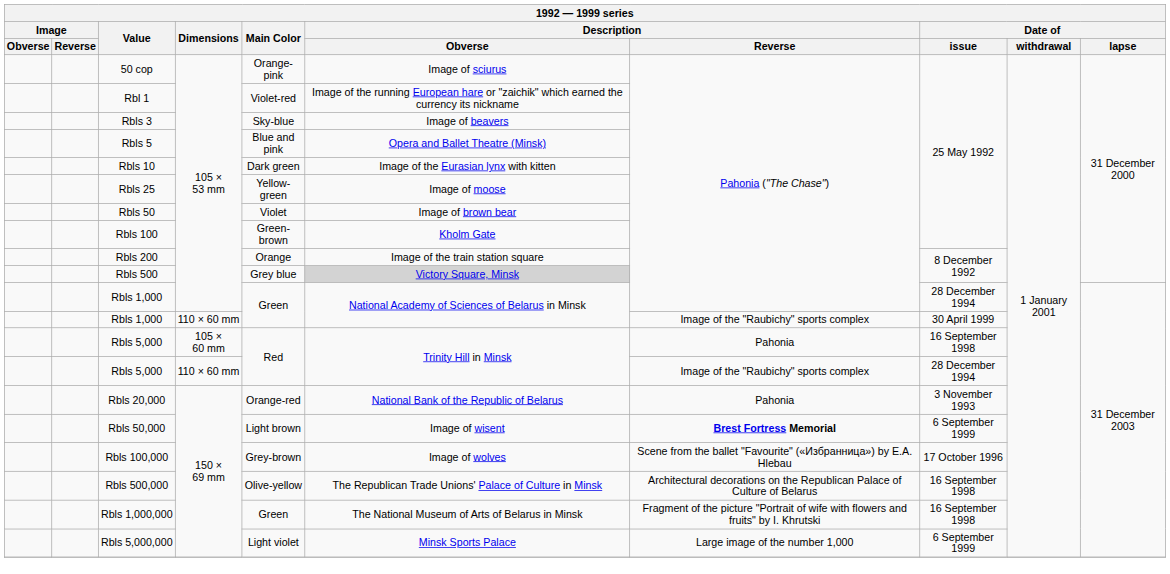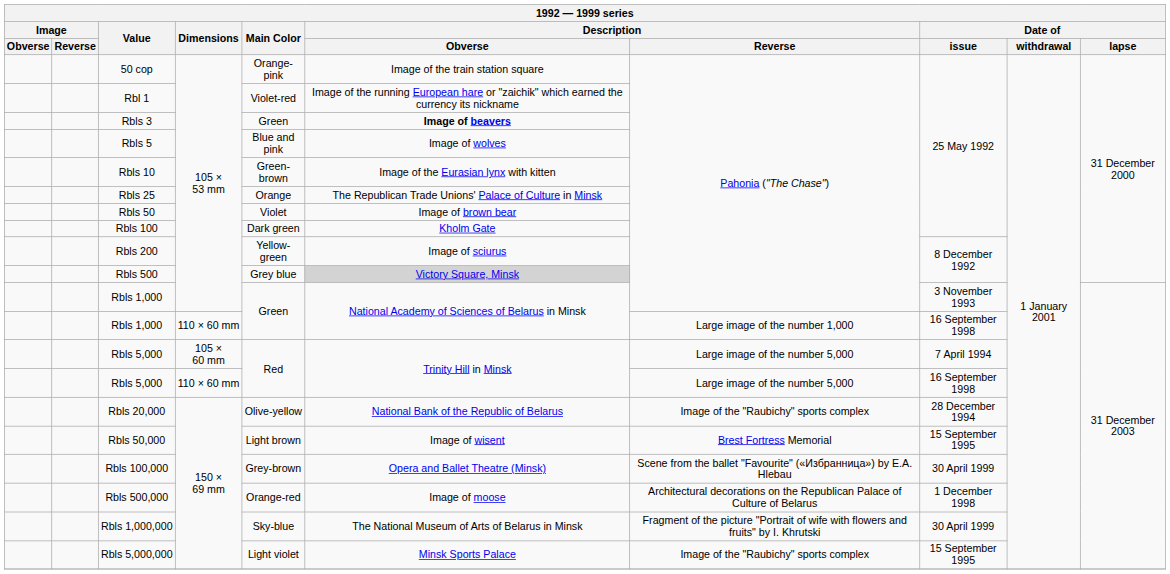(467, 70) Image of sciurus -> (467, 70) Image of the train station square
(273, 121) Sky-blue -> (273, 121) Green
(467, 121) normal -> (467, 121) bold
(467, 144) Opera and Ballet Theatre (Minsk) -> (467, 144) Image of wolves
(273, 167) Dark green -> (273, 172) Green-brown
(273, 189) Yellow-green -> (273, 195) Orange
(467, 189) Image of moose -> (467, 195) The Republican Trade Unions' Palace of Culture in Minsk
(273, 235) Green-brown -> (273, 229) Dark green
(273, 258) Orange -> (273, 252) Yellow-green
(467, 258) Image of the train station square -> (467, 252) Image of sciurus
(963, 297) 28 December 1994 -> (963, 297) 3 November 1993
(775, 320) Image of the "Raubichy" sports complex -> (775, 326) Large image of the number 1,000
(963, 320) 30 April 1999 -> (963, 326) 16 September 1998
(775, 343) Pahonia -> (775, 355) Large image of the number 5,000
(963, 343) 16 September 1998 -> (963, 355) 7 April 1994
(775, 371) Image of the "Raubichy" sports complex -> (775, 383) Large image of the number 5,000
(963, 371) 28 December 1994 -> (963, 383) 16 September 1998
(273, 400) Orange-red -> (273, 412) Olive-yellow
(775, 400) Pahonia -> (775, 412) Image of the "Raubichy" sports complex
(963, 400) 3 November 1993 -> (963, 412) 28 December 1994
(775, 429) bold -> (775, 441) normal
(963, 429) 6 September 1999 -> (963, 441) 15 September 1995
(467, 457) Image of wolves -> (467, 469) Opera and Ballet Theatre (Minsk)
(963, 457) 17 October 1996 -> (963, 469) 30 April 1999
(273, 486) Olive-yellow -> (273, 498) Orange-red
(467, 486) The Republican Trade Unions' Palace of Culture in Minsk -> (467, 498) Image of moose
(963, 486) 16 September 1998 -> (963, 498) 1 December 1998
(273, 515) Green -> (273, 527) Sky-blue
(963, 515) 16 September 1998 -> (963, 527) 30 April 1999
(775, 543) Large image of the number 1,000 -> (775, 555) Image of the "Raubichy" sports complex
(963, 543) 6 September 1999 -> (963, 555) 15 September 1995
